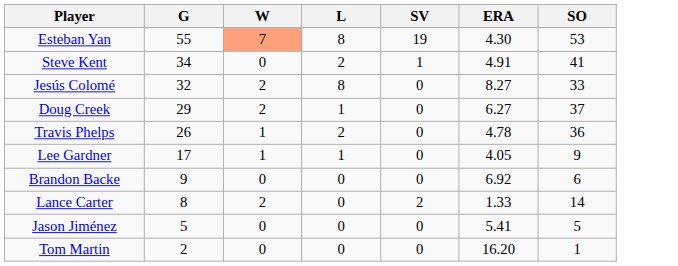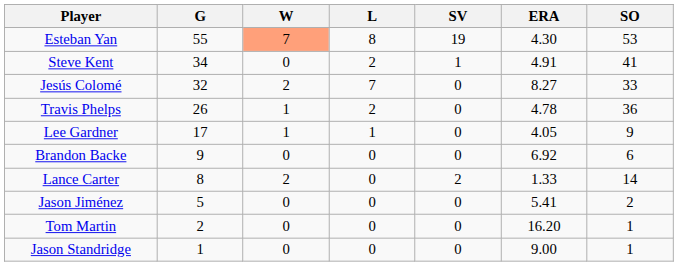(341, 86) 8 -> (372, 86) 7
- row: (74, 109)
(577, 226) 5 -> (630, 202) 2
+ row: (81, 249)
